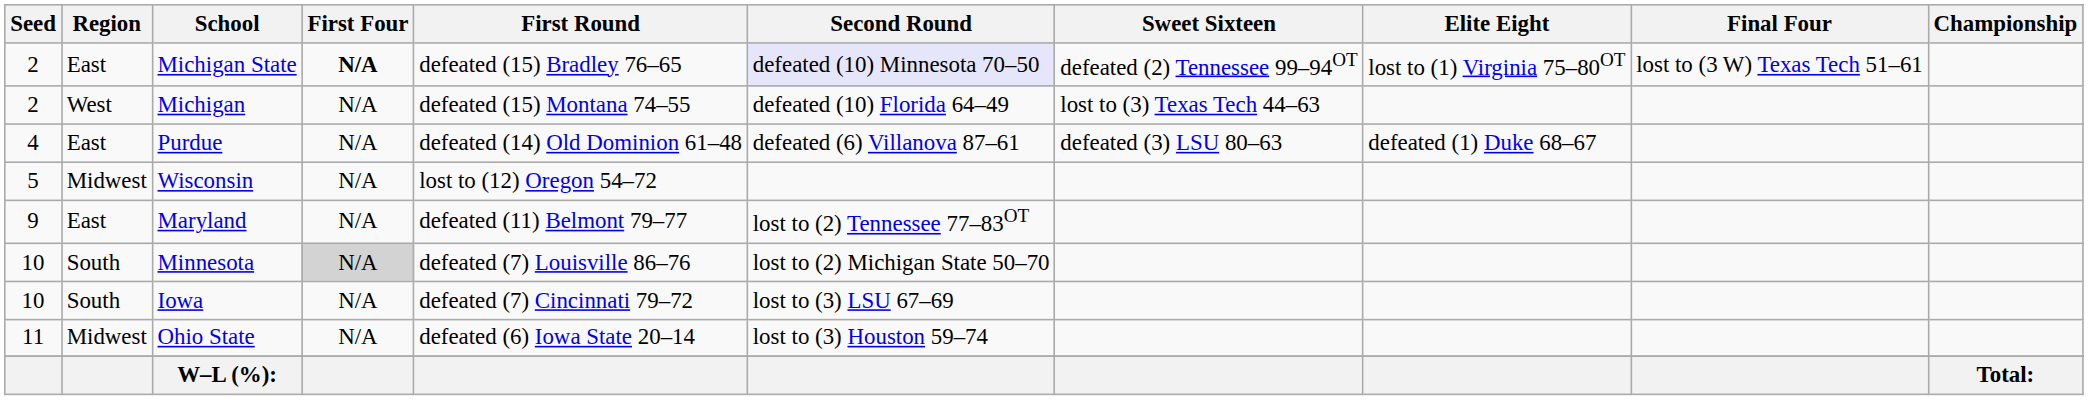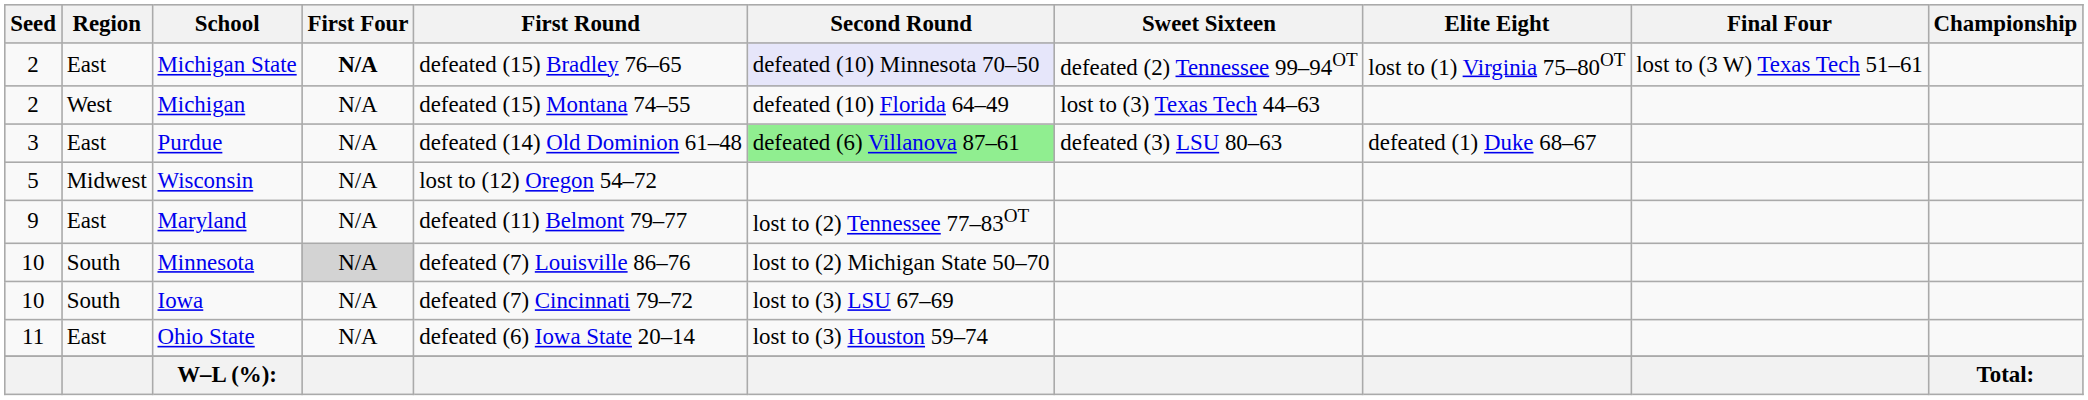(33, 143) 4 -> (33, 143) 3
(886, 143) no background -> (886, 143) lightgreen background
(107, 337) Midwest -> (86, 337) East
